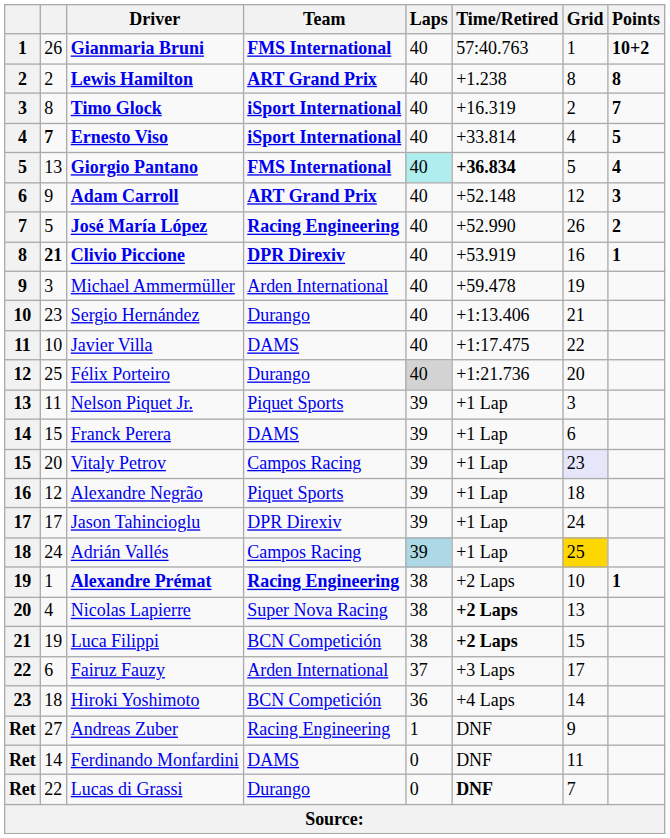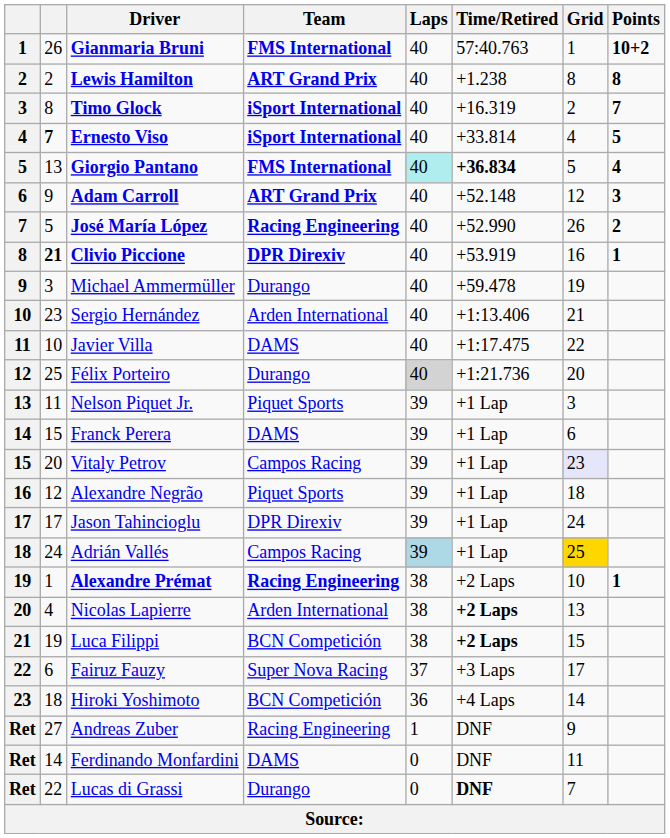(318, 285) Arden International -> (279, 285) Durango
(279, 315) Durango -> (318, 315) Arden International
(317, 611) Super Nova Racing -> (318, 611) Arden International
(318, 670) Arden International -> (317, 670) Super Nova Racing
